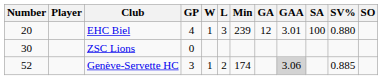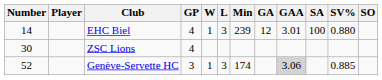(27, 30) 20 -> (27, 30) 14
(191, 48) 0 -> (191, 48) 4
(224, 65) 2 -> (224, 65) 3
